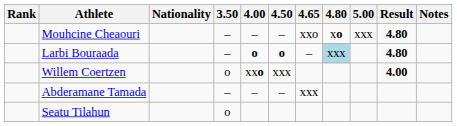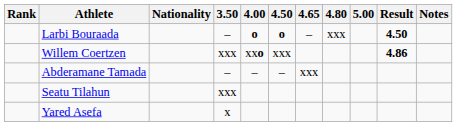- row: (91, 33)
(336, 53) lightblue background -> (336, 33) no background
(397, 53) 4.80 -> (397, 33) 4.50
(227, 72) o -> (227, 53) xxx
(397, 72) 4.00 -> (397, 53) 4.86
(227, 111) o -> (227, 92) xxx
+ row: (72, 111)
